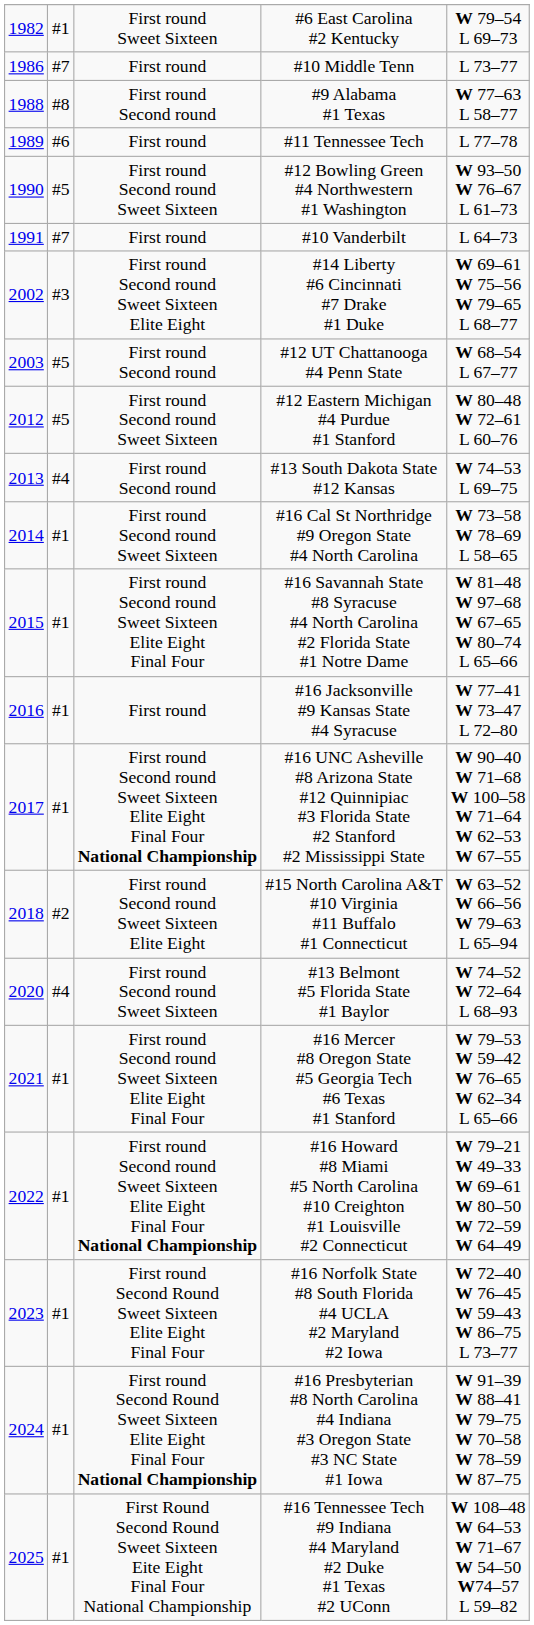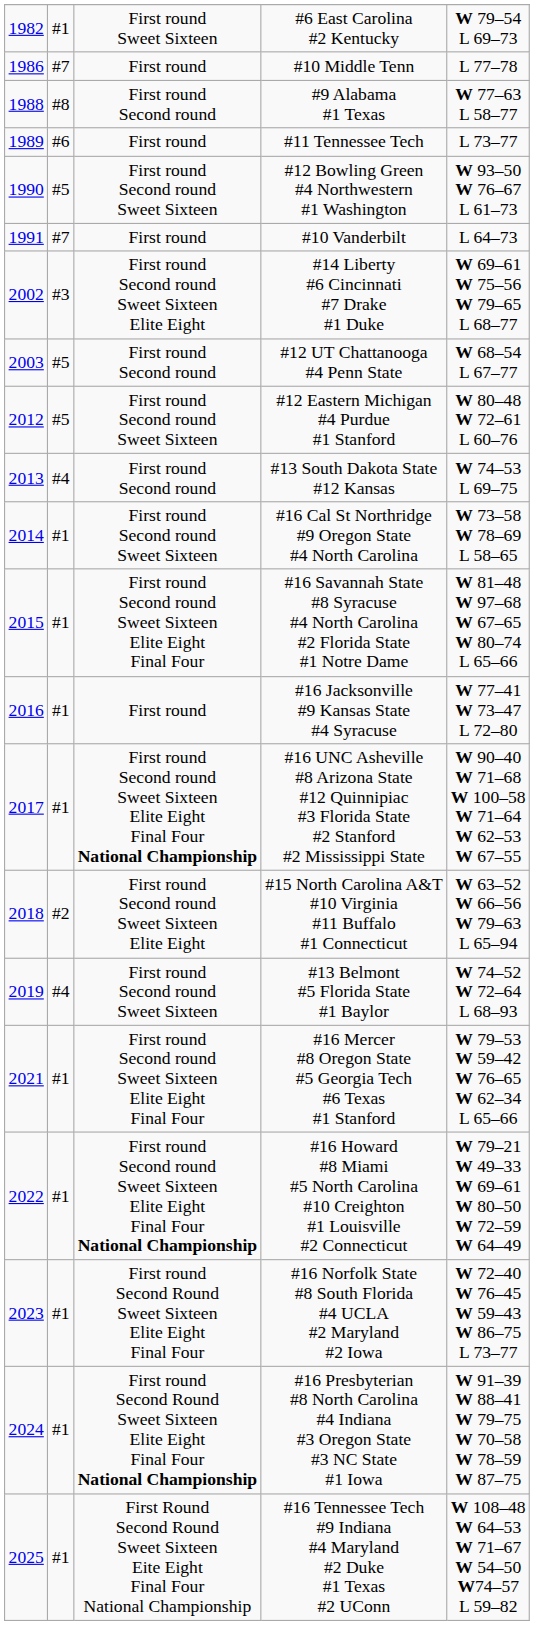(488, 66) L 73–77 -> (488, 66) L 77–78
(488, 141) L 77–78 -> (488, 141) L 73–77
(26, 991) 2020 -> (26, 991) 2019
